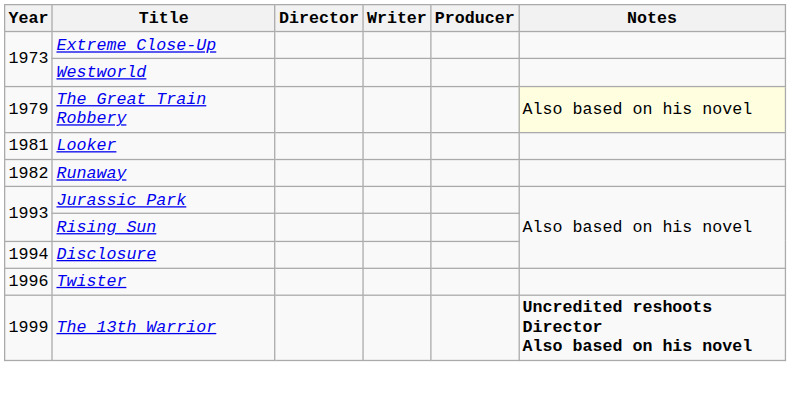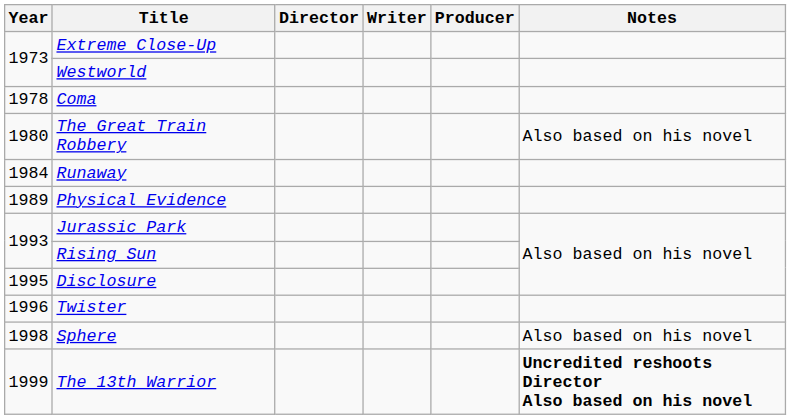+ row: (76, 100)
(29, 109) 1979 -> (29, 136) 1980
(637, 109) lightyellow background -> (637, 136) no background
- row: (86, 146)
(29, 173) 1982 -> (29, 173) 1984
+ row: (141, 200)
(29, 254) 1994 -> (29, 281) 1995
+ row: (86, 336)
